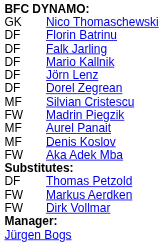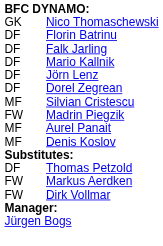- row: (84, 155)
